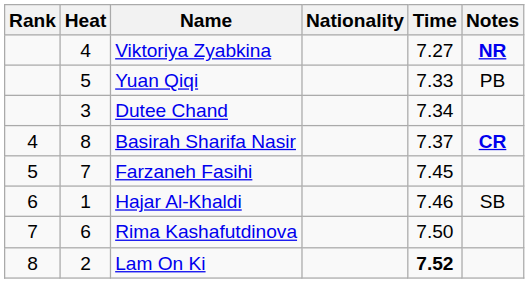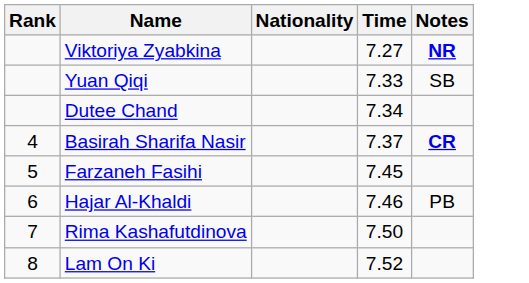- column: (86, 20)
(493, 81) PB -> (442, 81) SB
(493, 202) SB -> (442, 202) PB
(435, 263) bold -> (384, 263) normal
